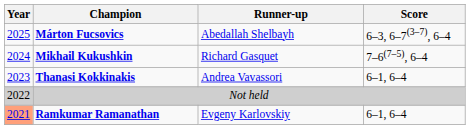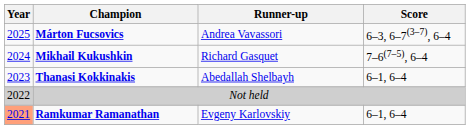(247, 34) Abedallah Shelbayh -> (242, 34) Andrea Vavassori
(242, 77) Andrea Vavassori -> (247, 77) Abedallah Shelbayh
